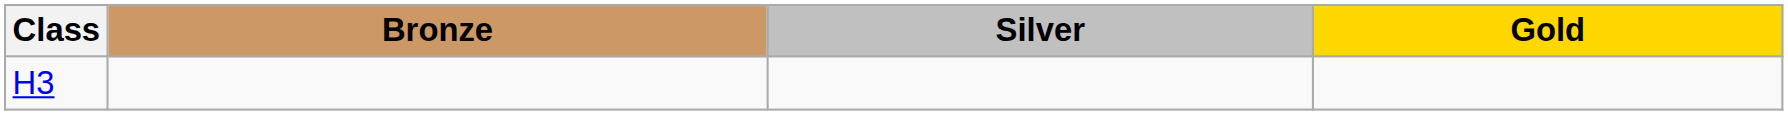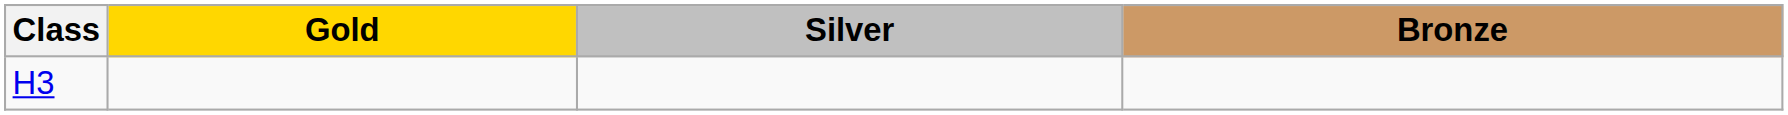columns swapped: (1548, 30) <-> (438, 30)
